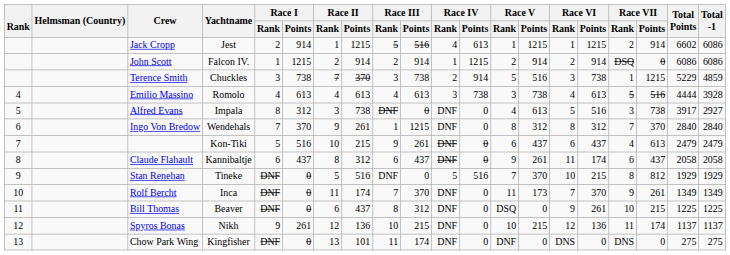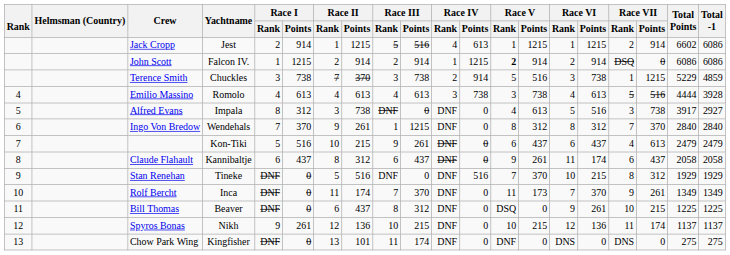(514, 62) normal -> (514, 62) bold
(455, 176) 5 -> (447, 176) DNF
(658, 176) 812 -> (658, 176) 312
